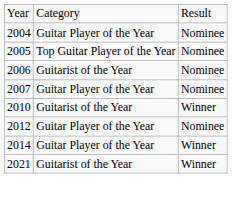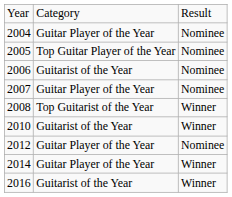+ row: (19, 107)
+ row: (19, 182)
- row: (19, 164)
